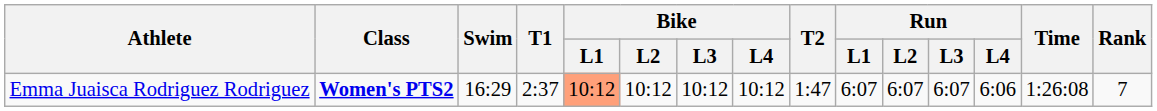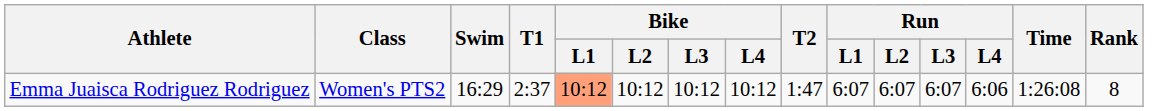(386, 89) bold -> (382, 89) normal
(1122, 89) 7 -> (1114, 89) 8
